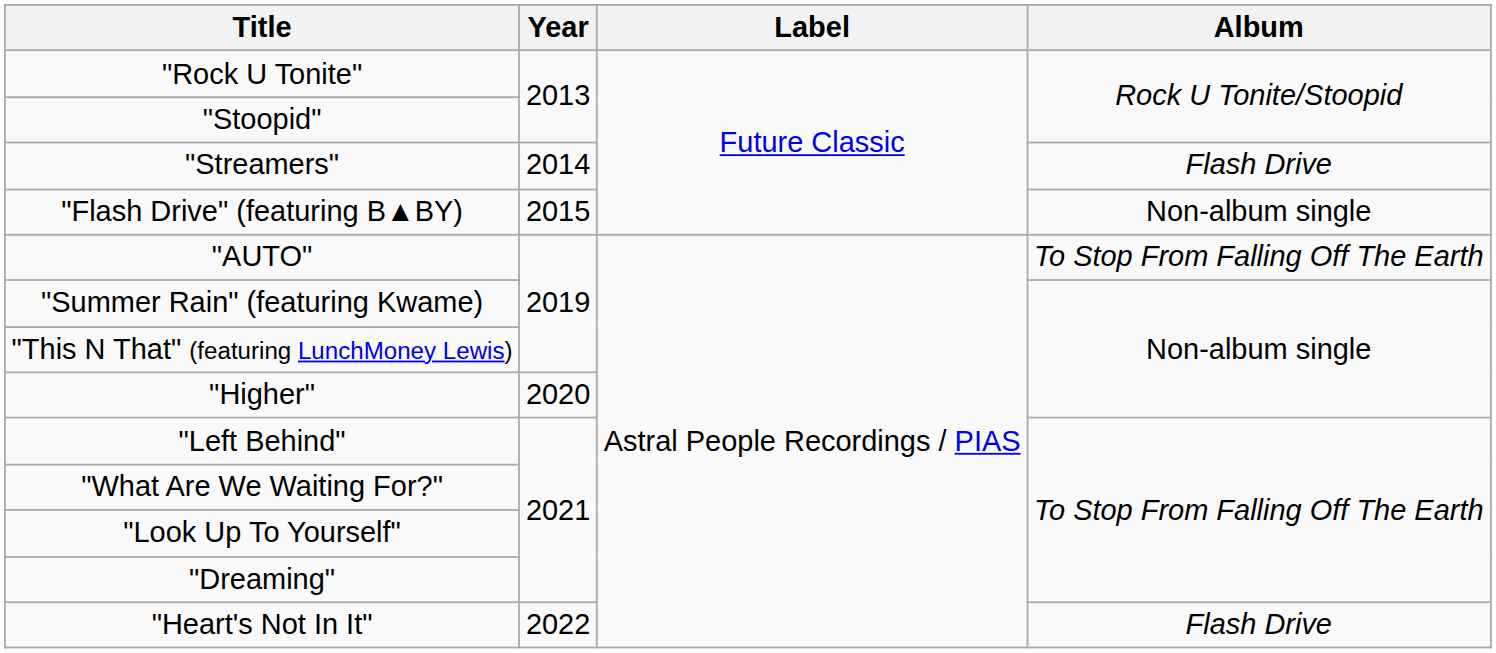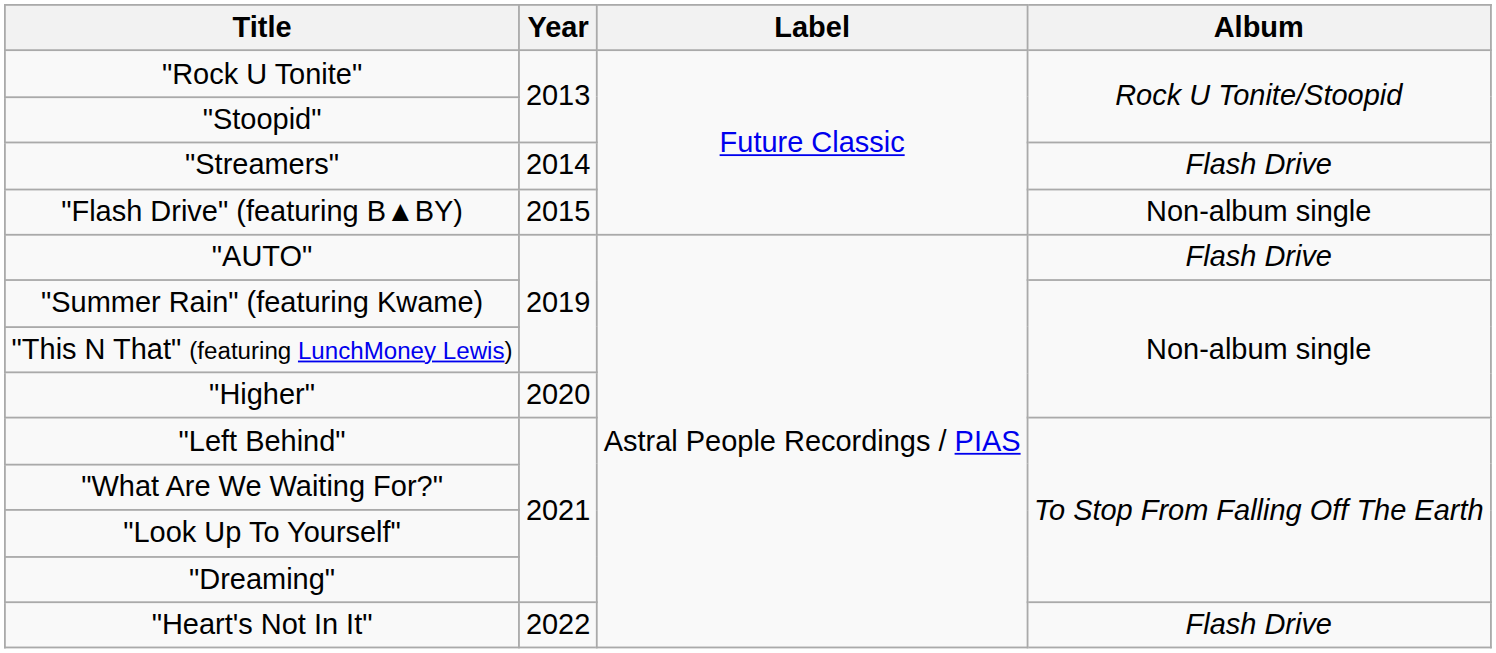(1259, 257) To Stop From Falling Off The Earth -> (1259, 257) Flash Drive
